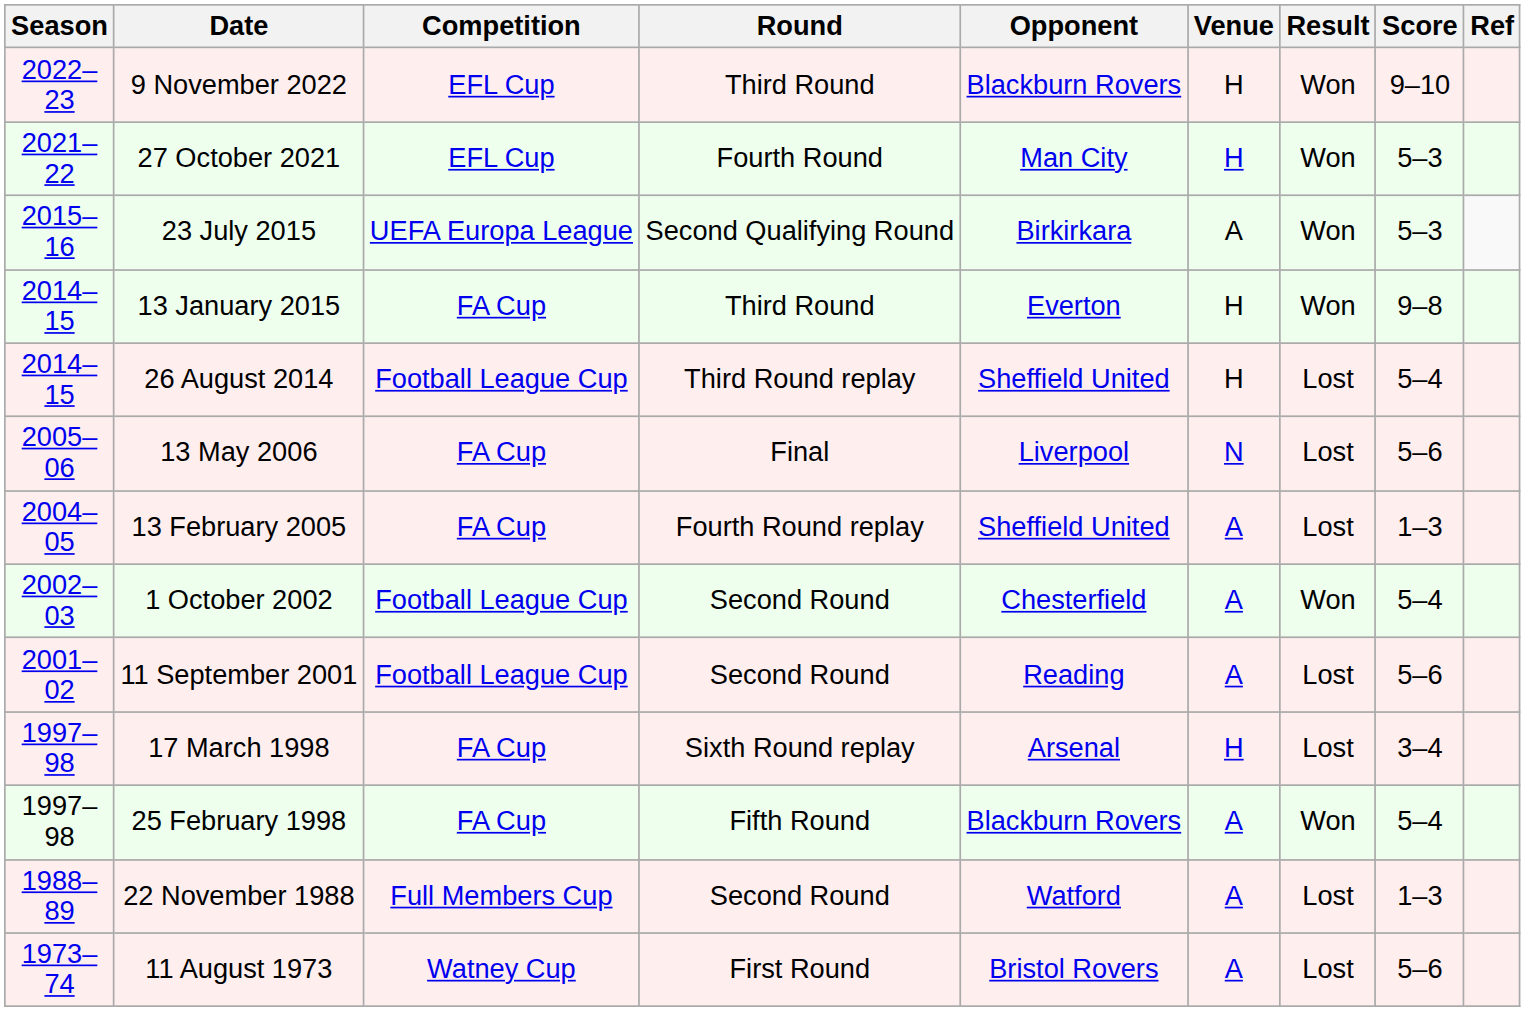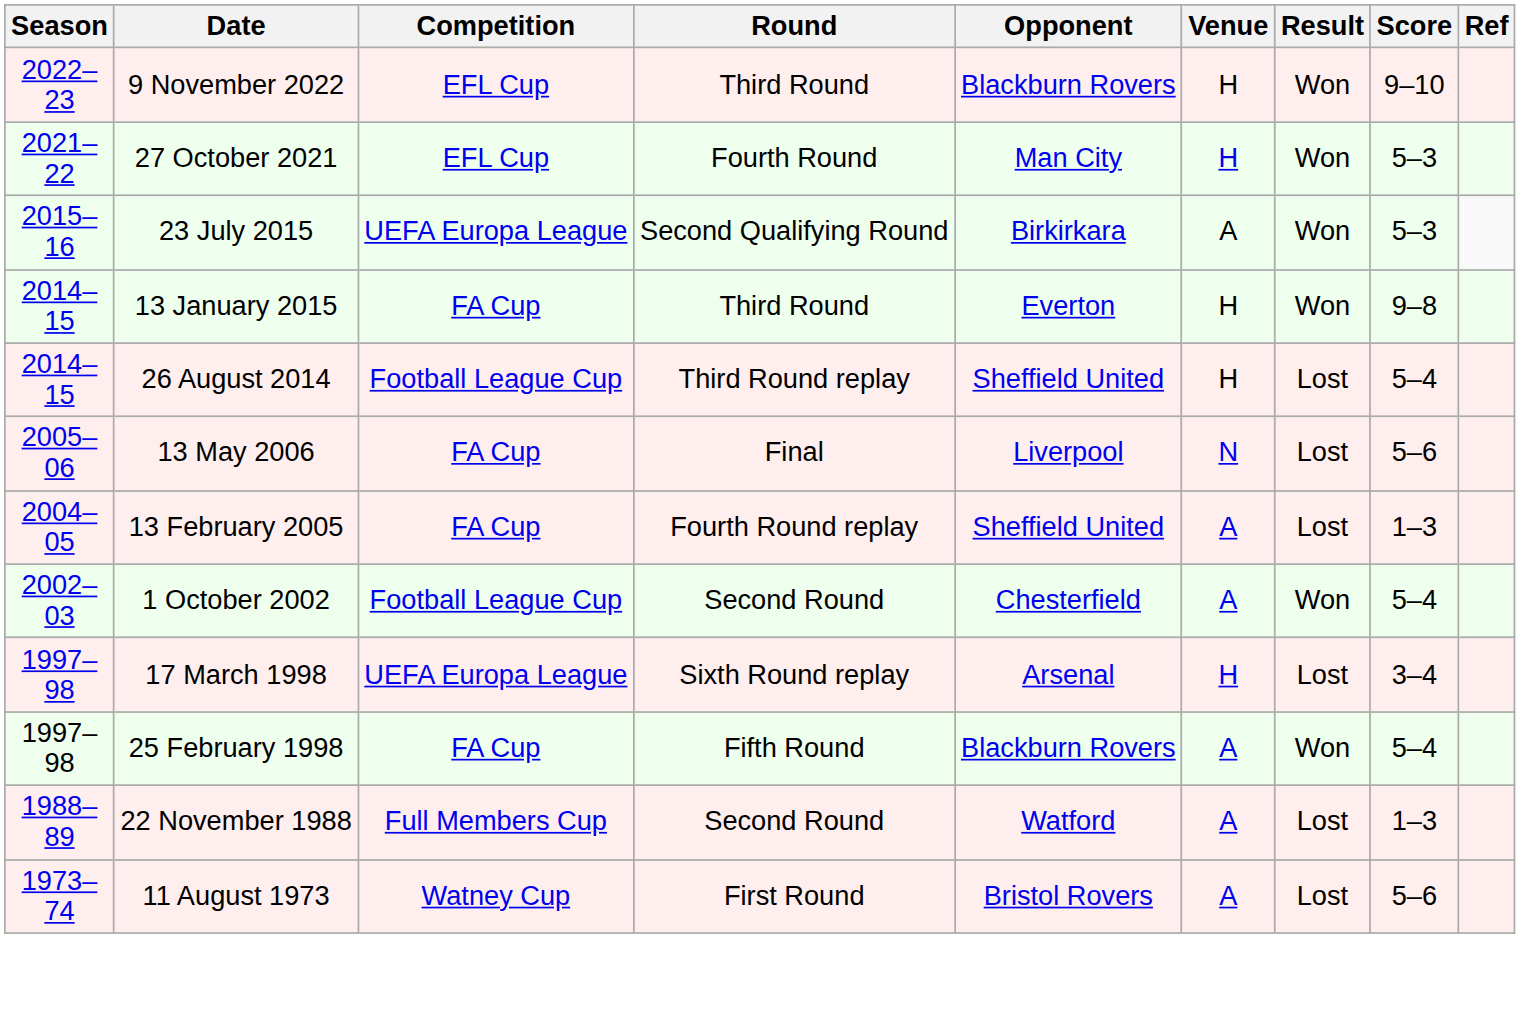- row: (239, 674)
(501, 748) FA Cup -> (496, 674) UEFA Europa League
